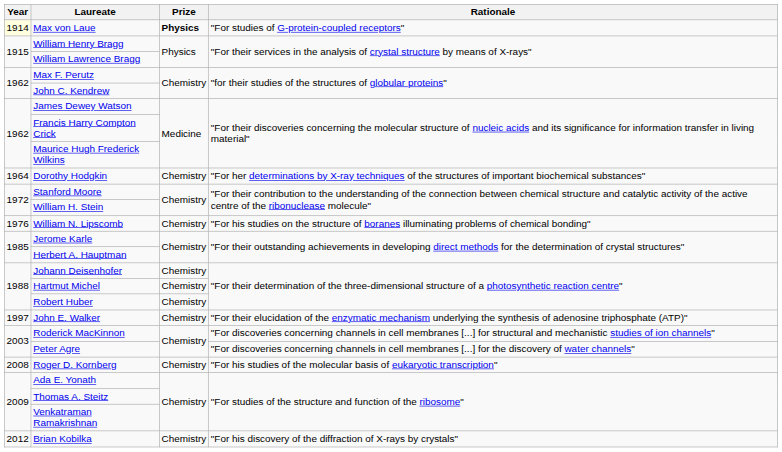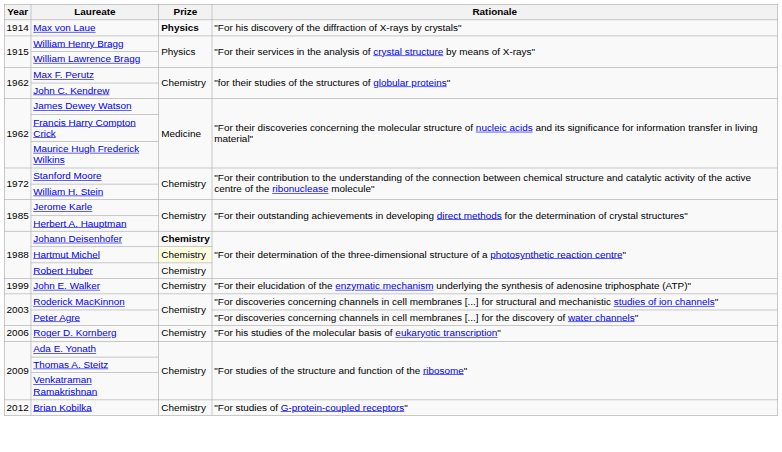(18, 28) lightyellow background -> (18, 28) no background
(308, 28) "For studies of G-protein-coupled receptors" -> (338, 28) "For his discovery of the diffraction of X-rays by crystals"
- row: (70, 176)
- row: (78, 223)
(184, 270) normal -> (185, 239) bold
(184, 286) no background -> (184, 254) lightyellow background
(18, 317) 1997 -> (18, 286) 1999
(18, 365) 2008 -> (18, 333) 2006
(334, 439) "For his discovery of the diffraction of X-rays by crystals" -> (311, 407) "For studies of G-protein-coupled receptors"
